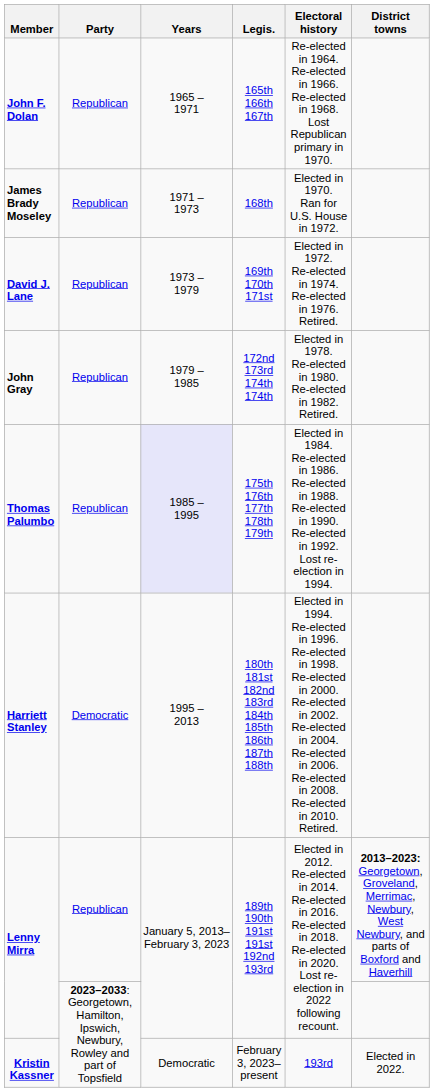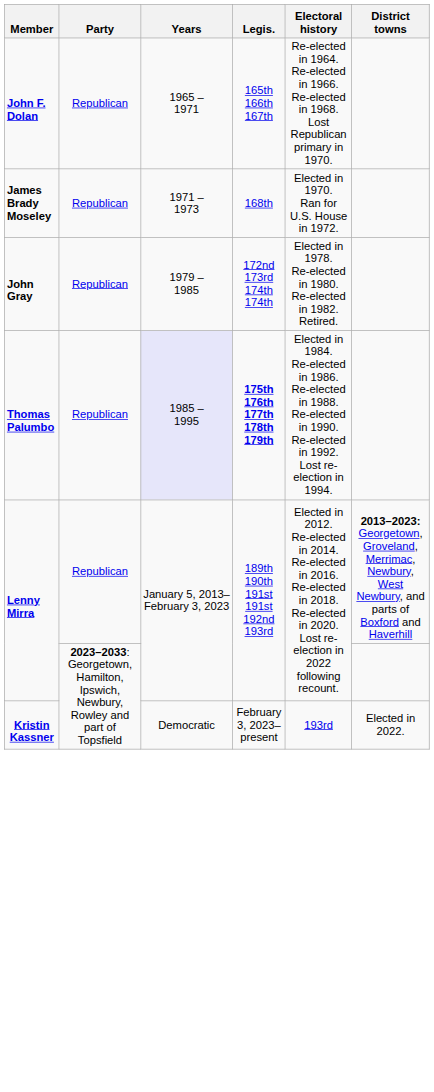- row: (28, 290)
(259, 508) normal -> (259, 415) bold
- row: (27, 721)
